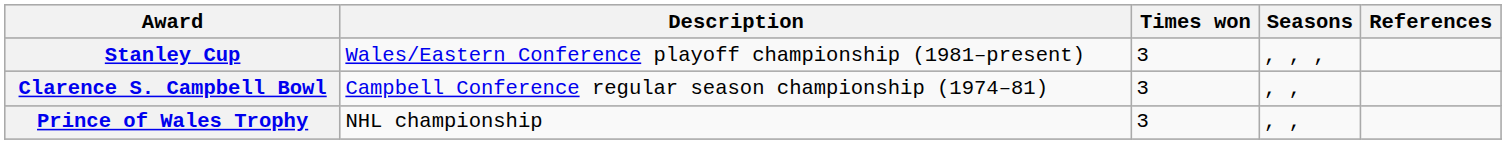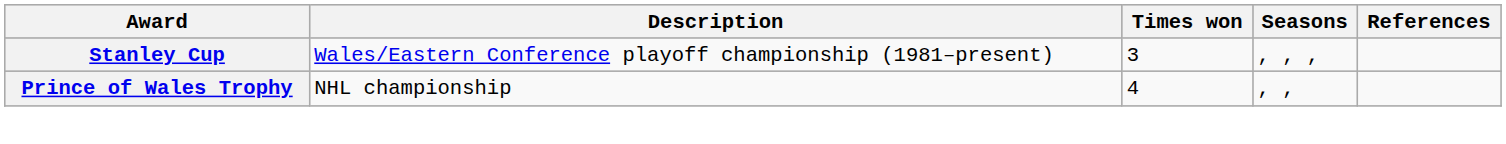- row: (173, 88)
(1143, 122) 3 -> (1133, 88) 4
